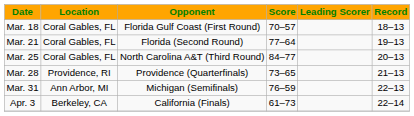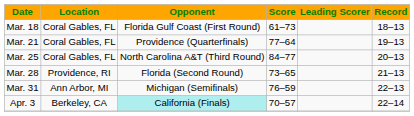(282, 27) 70–57 -> (282, 27) 61–73
(192, 42) Florida (Second Round) -> (192, 42) Providence (Quarterfinals)
(192, 73) Providence (Quarterfinals) -> (192, 73) Florida (Second Round)
(192, 103) no background -> (192, 103) paleturquoise background
(282, 103) 61–73 -> (282, 103) 70–57
